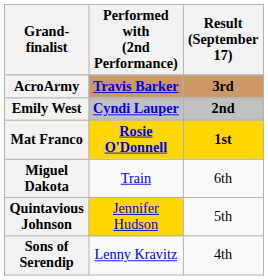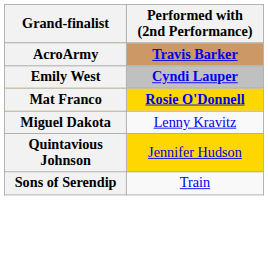- column: (223, 39)
(136, 178) Train -> (195, 122) Lenny Kravitz
(136, 255) Lenny Kravitz -> (195, 183) Train
